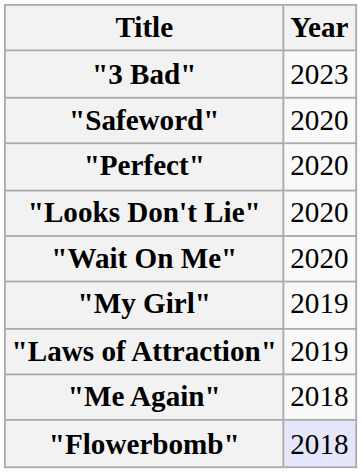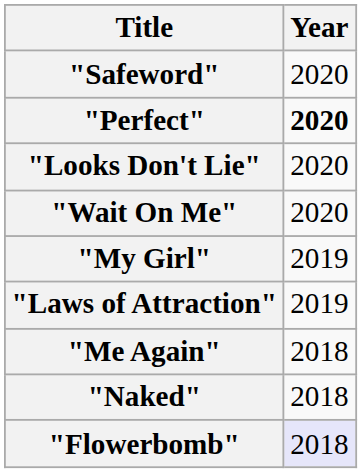- row: (144, 73)
(319, 166) normal -> (319, 119) bold
+ row: (144, 397)
